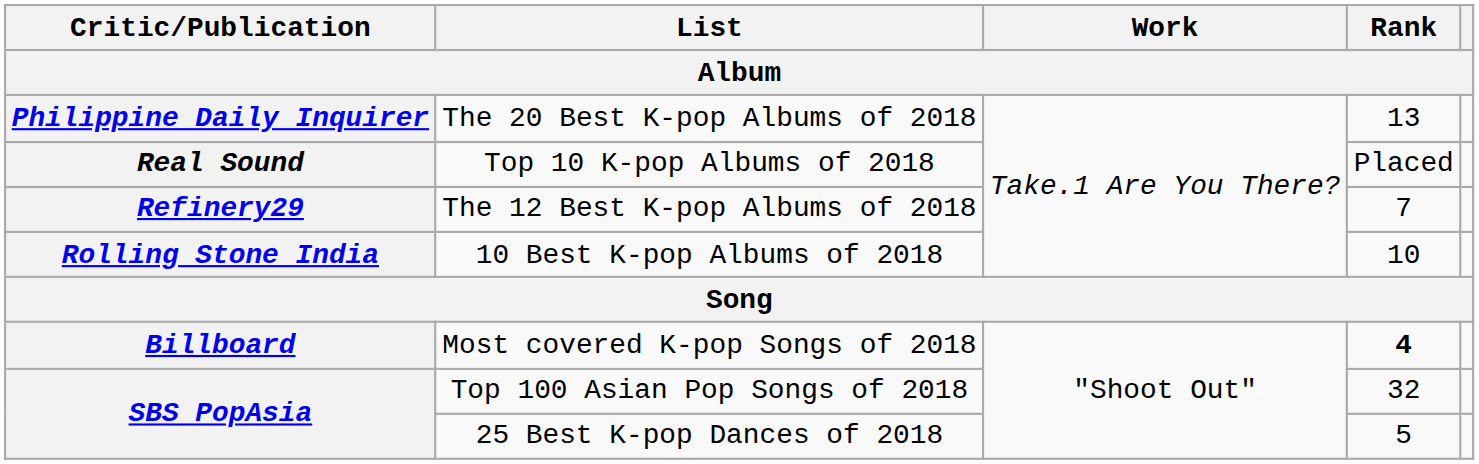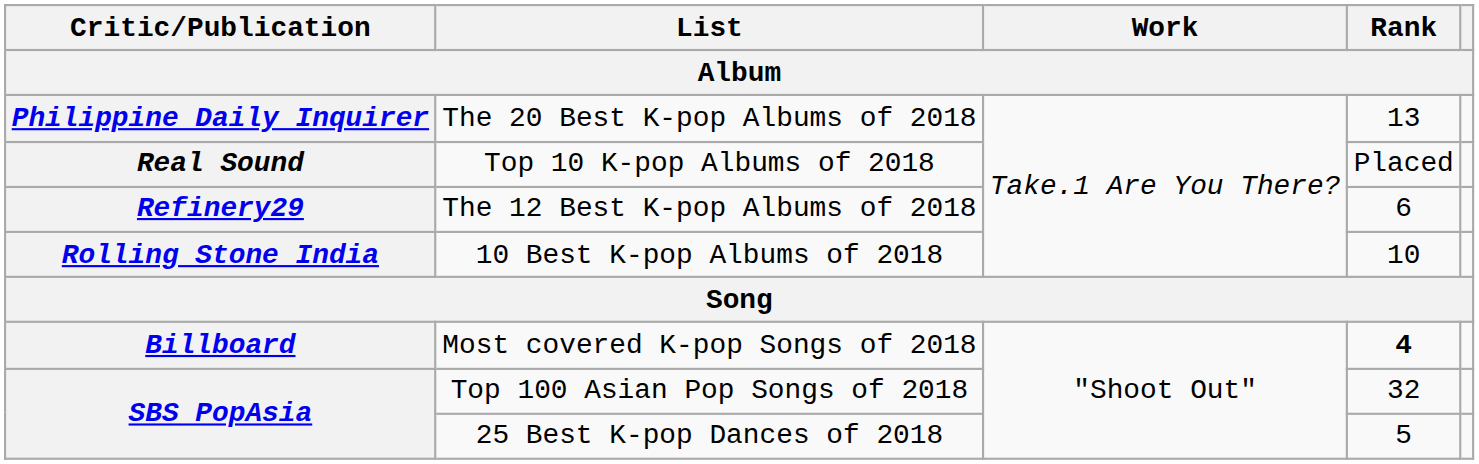(1404, 209) 7 -> (1404, 209) 6
